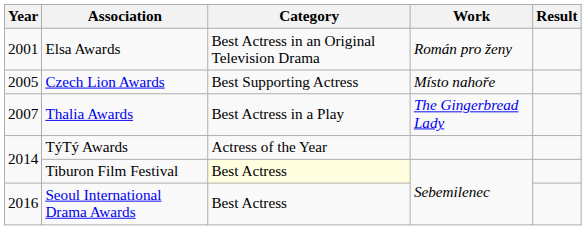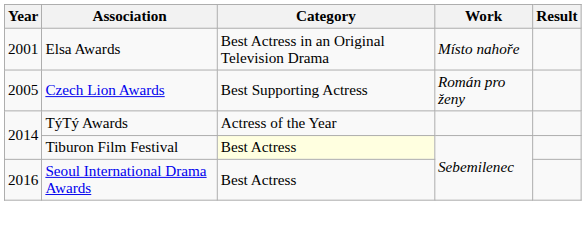(463, 49) Román pro ženy -> (479, 49) Místo nahoře
(455, 81) Místo nahoře -> (472, 90) Román pro ženy
- row: (89, 114)
